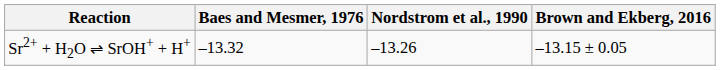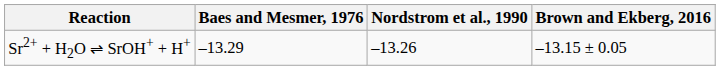(221, 48) –13.32 -> (221, 48) –13.29
